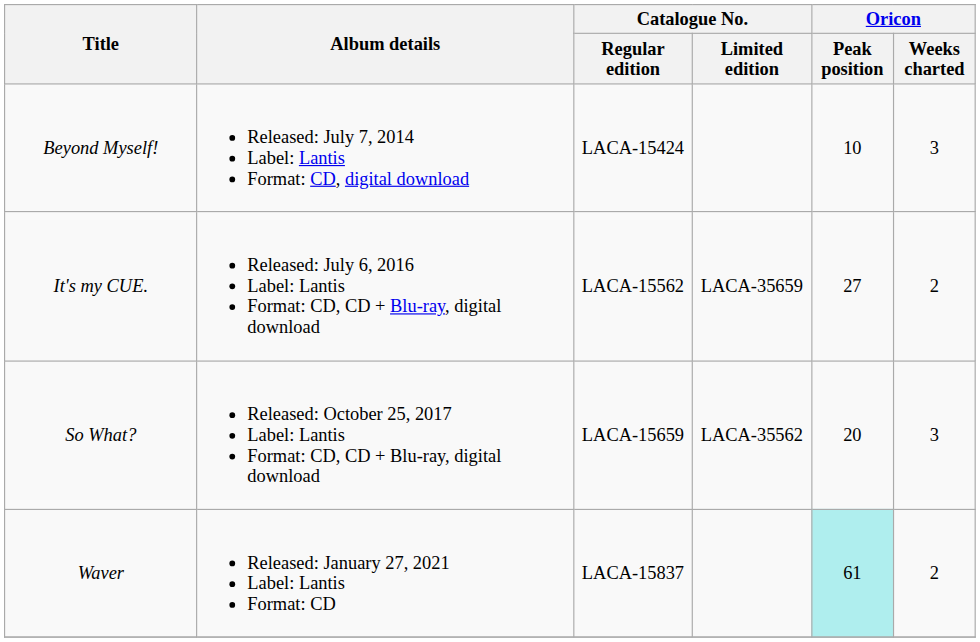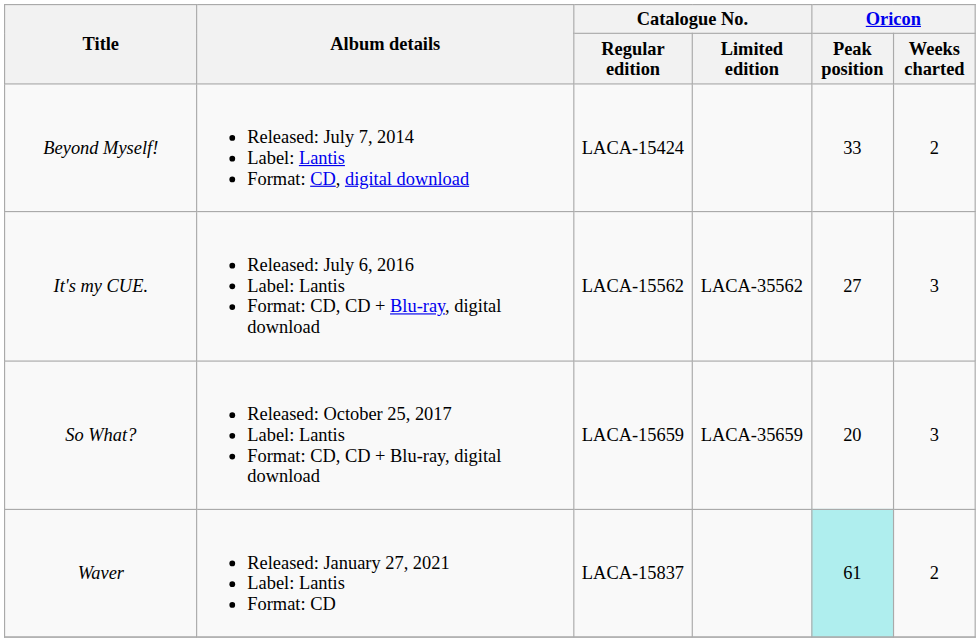(852, 147) 10 -> (852, 147) 33
(934, 147) 3 -> (934, 147) 2
(752, 286) LACA-35659 -> (752, 286) LACA-35562
(934, 286) 2 -> (934, 286) 3
(752, 434) LACA-35562 -> (752, 434) LACA-35659
